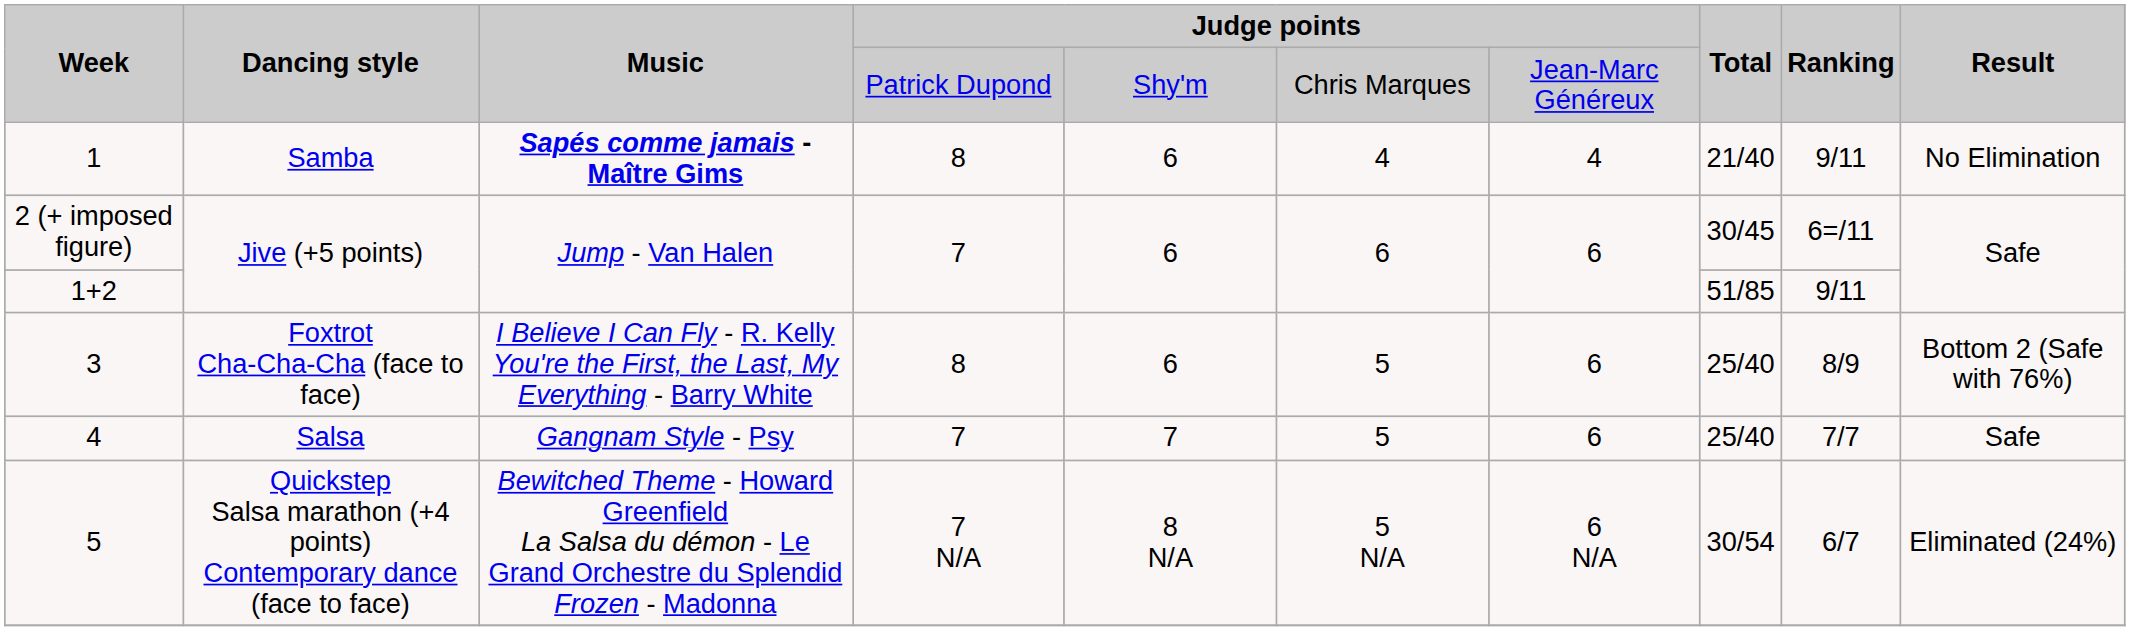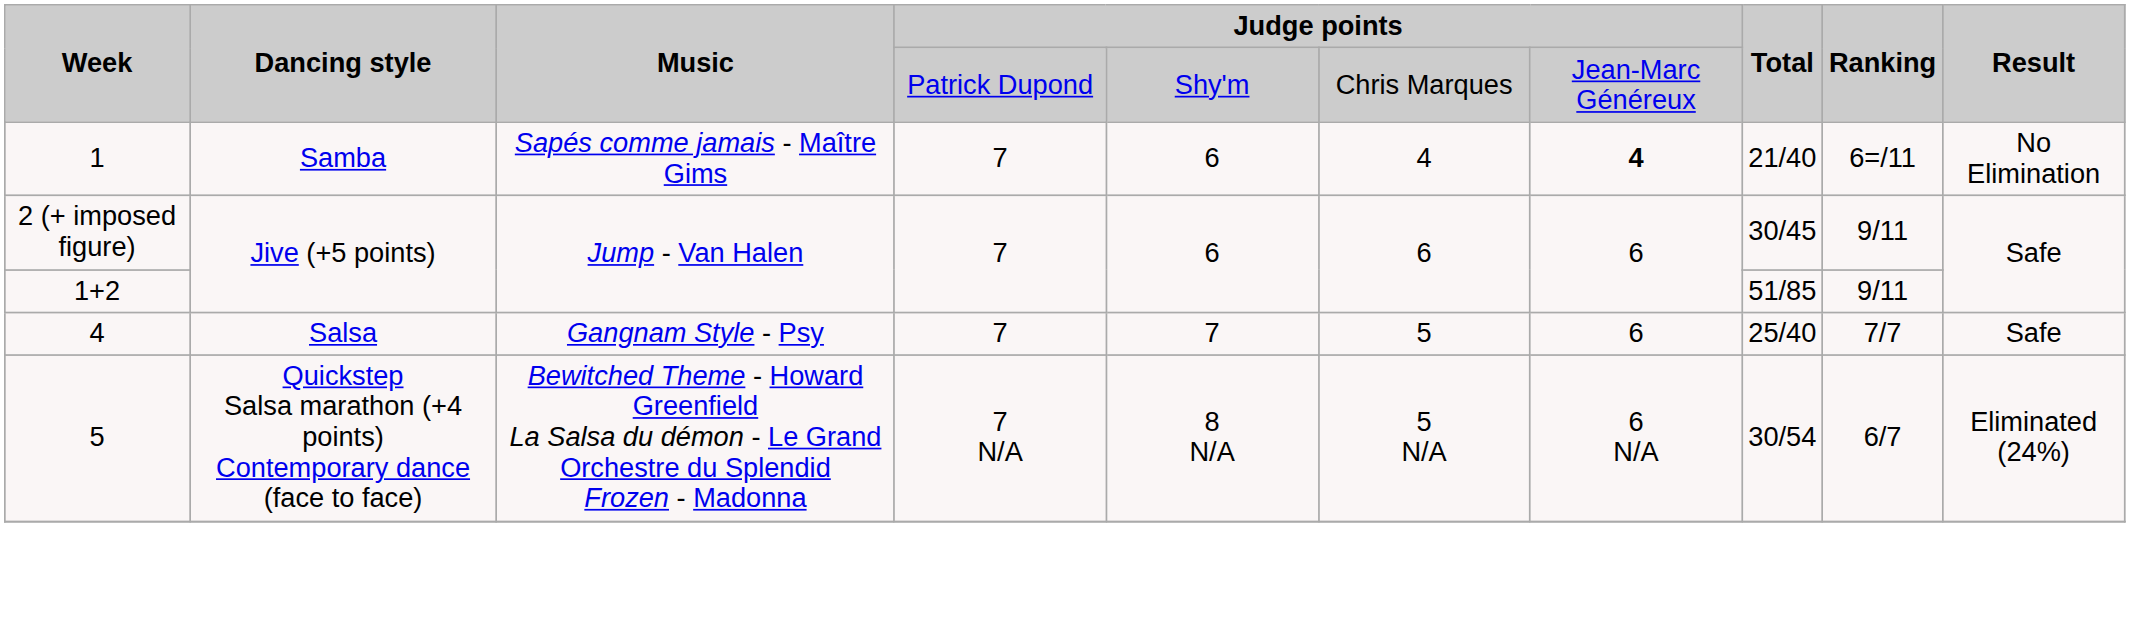(665, 158) bold -> (695, 158) normal
(958, 158) 8 -> (1000, 158) 7
(1594, 158) normal -> (1636, 158) bold
(1841, 158) 9/11 -> (1883, 158) 6=/11
(1841, 231) 6=/11 -> (1883, 231) 9/11
- row: (94, 364)
